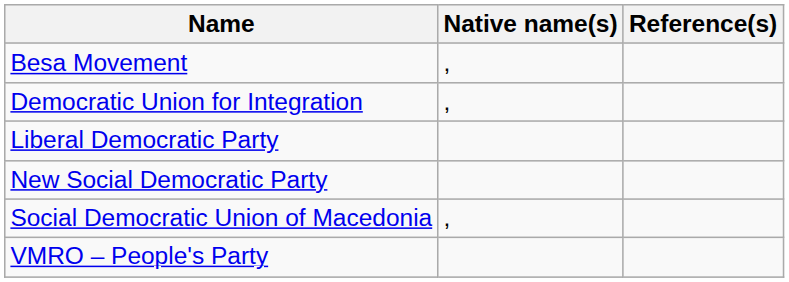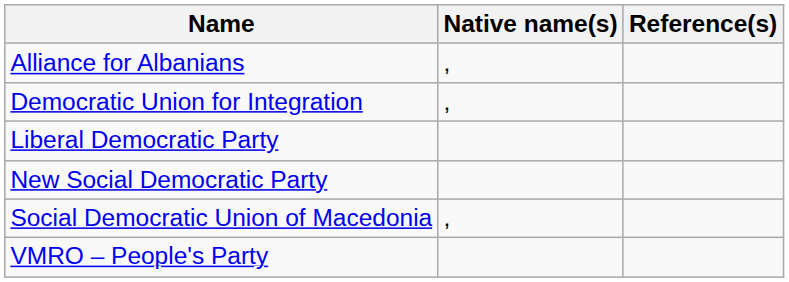+ row: (127, 62)
- row: (99, 62)
